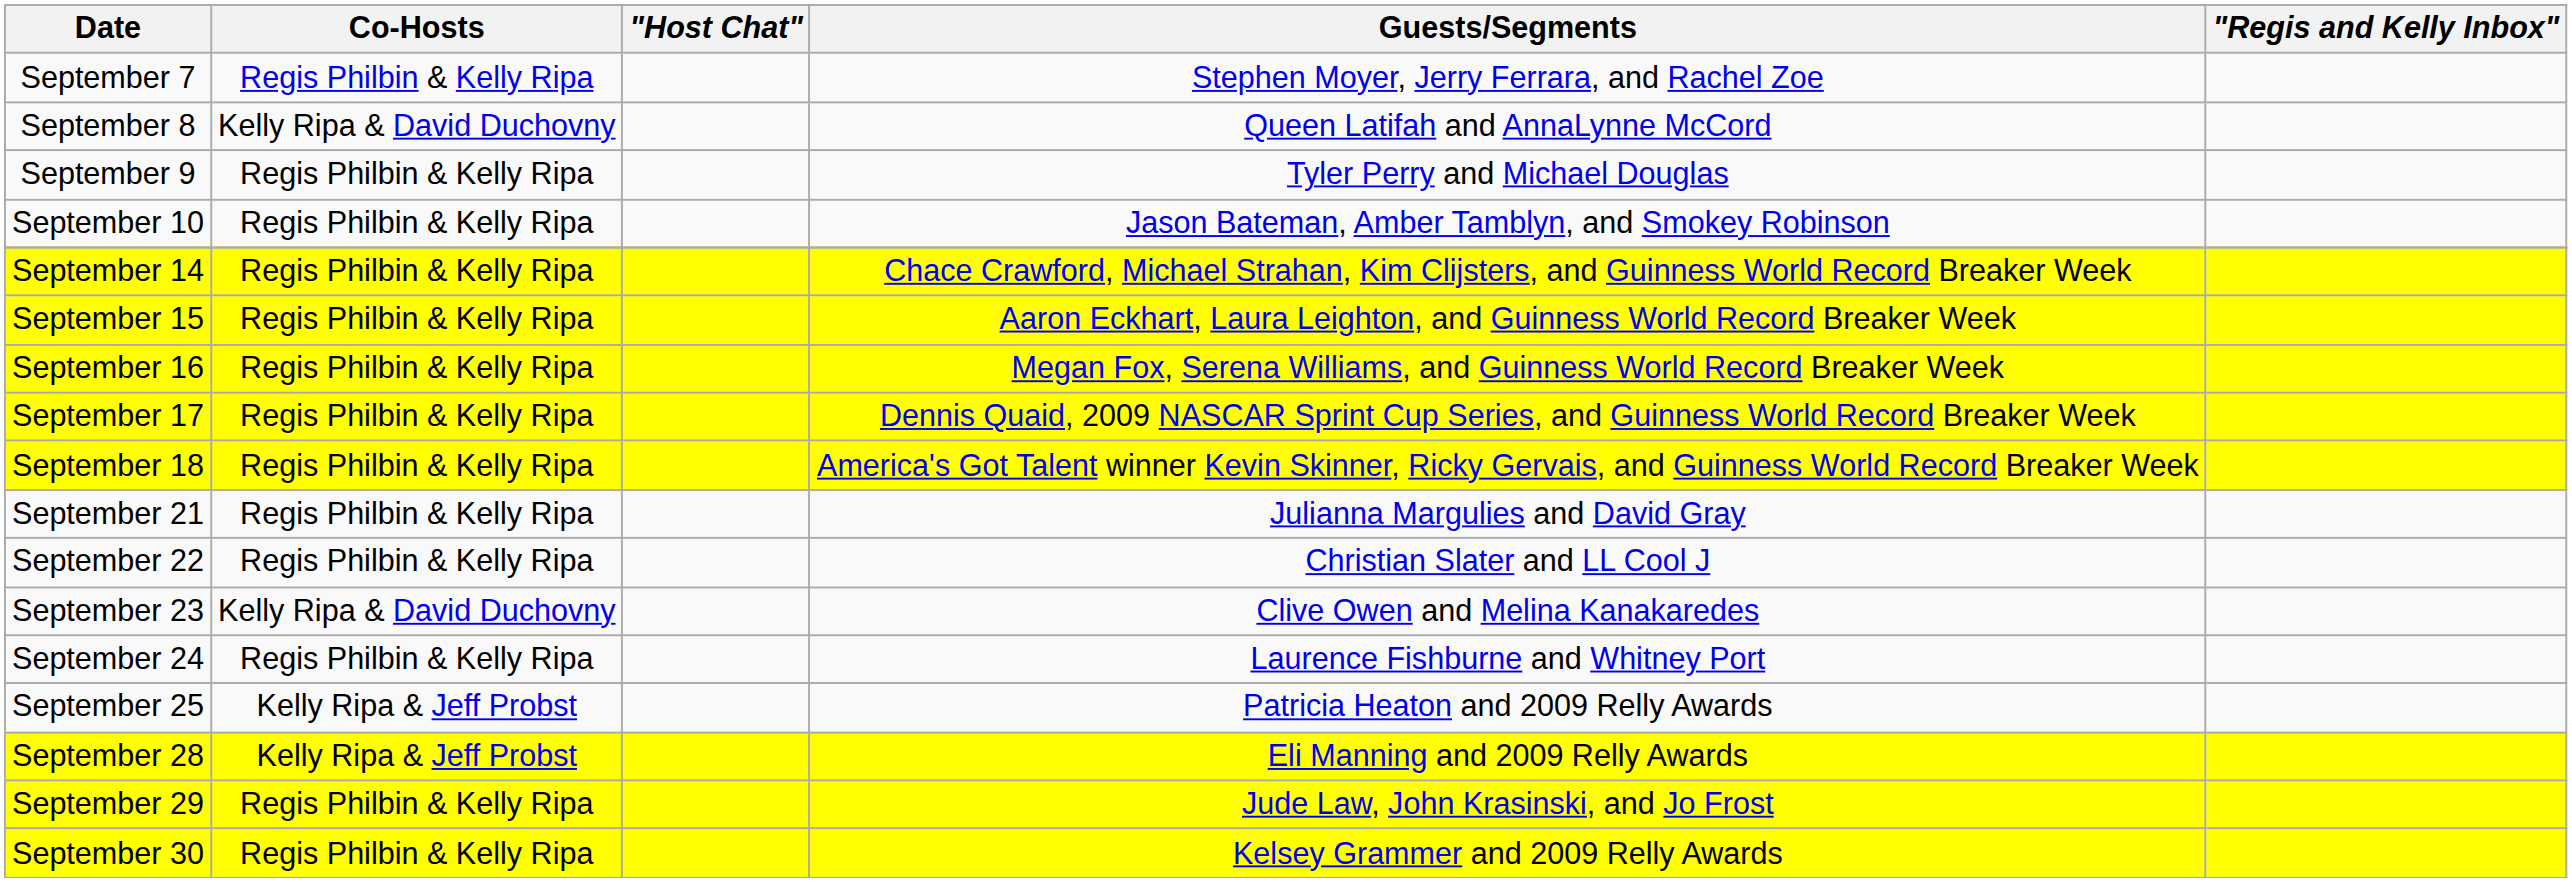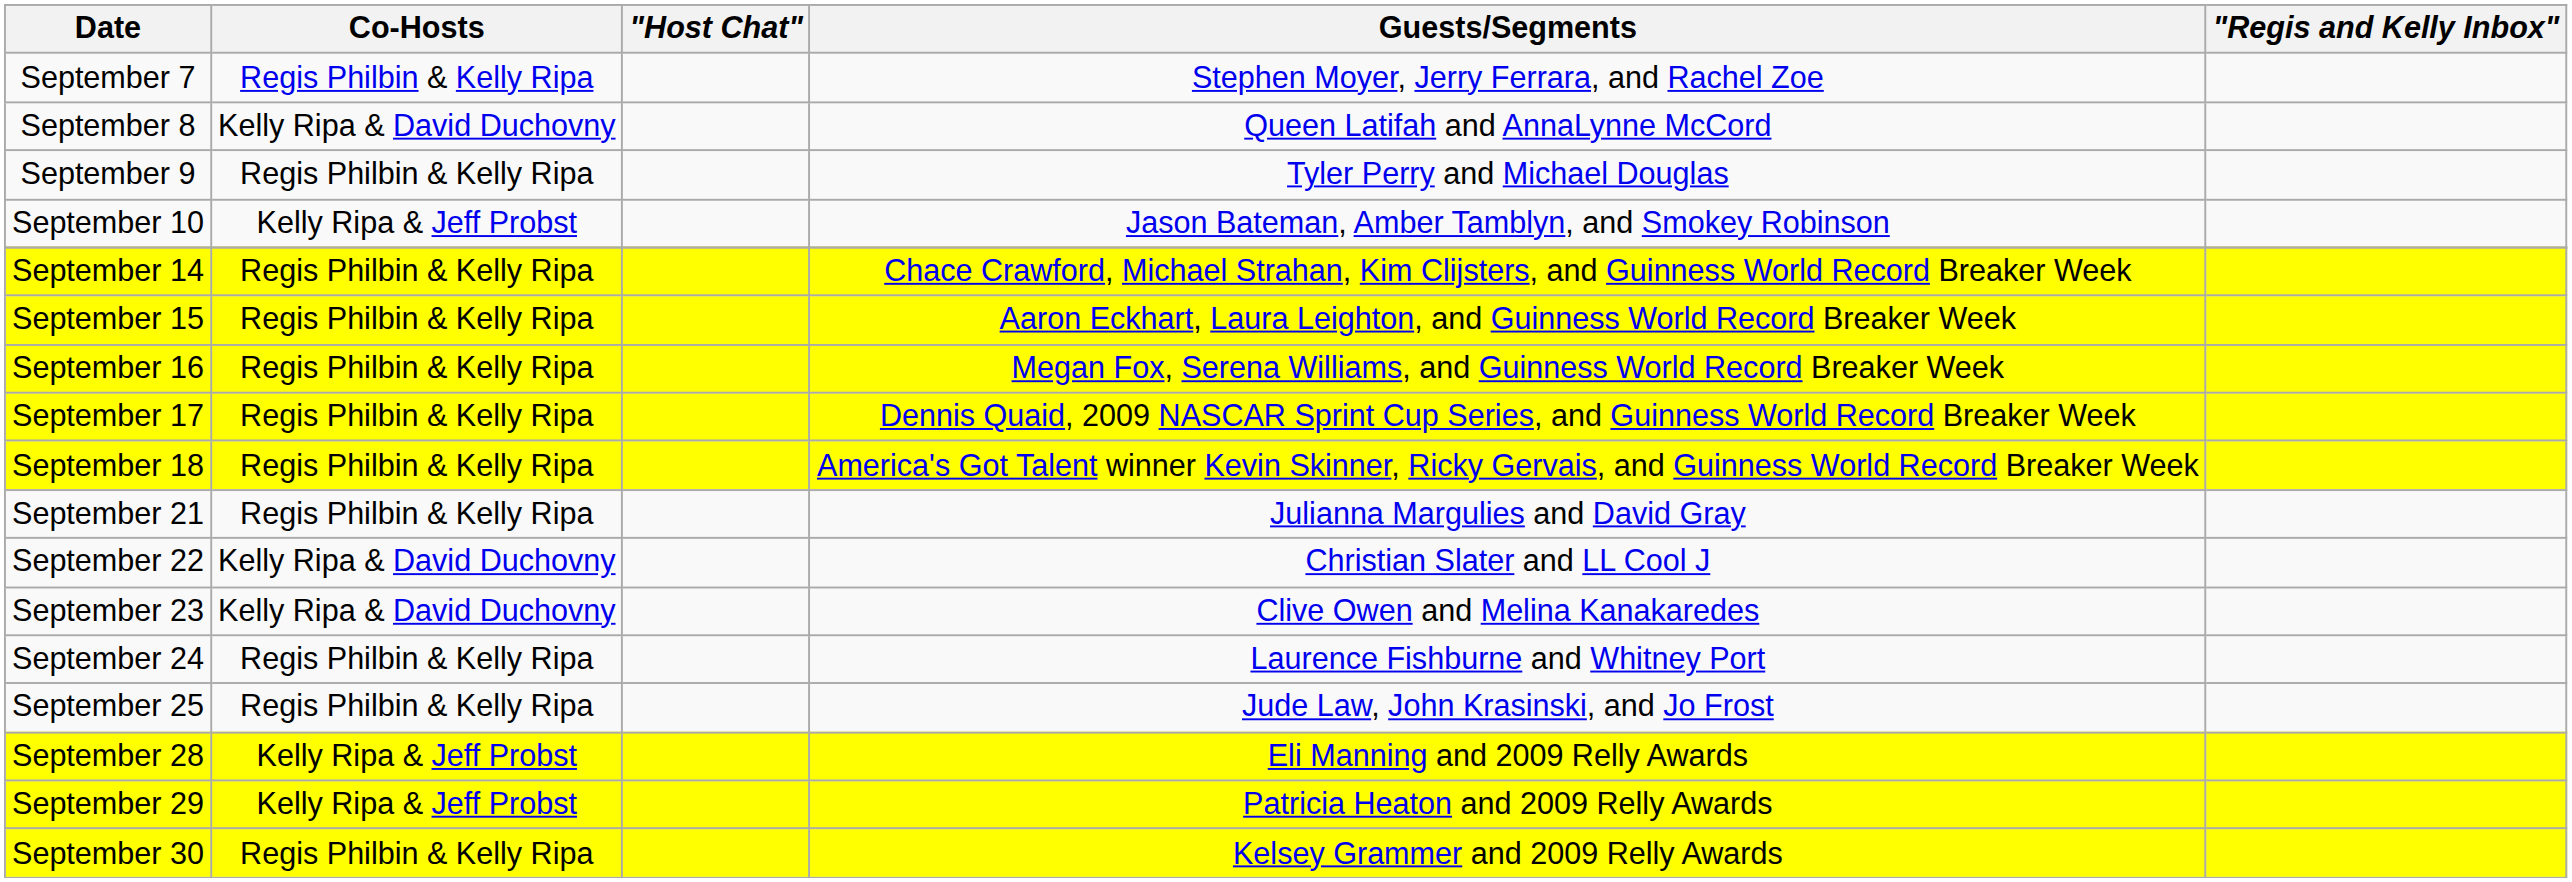(417, 222) Regis Philbin & Kelly Ripa -> (417, 222) Kelly Ripa & Jeff Probst
(417, 561) Regis Philbin & Kelly Ripa -> (417, 561) Kelly Ripa & David Duchovny
(417, 707) Kelly Ripa & Jeff Probst -> (417, 707) Regis Philbin & Kelly Ripa
(1508, 707) Patricia Heaton and 2009 Relly Awards -> (1508, 707) Jude Law, John Krasinski, and Jo Frost
(417, 804) Regis Philbin & Kelly Ripa -> (417, 804) Kelly Ripa & Jeff Probst
(1508, 804) Jude Law, John Krasinski, and Jo Frost -> (1508, 804) Patricia Heaton and 2009 Relly Awards
